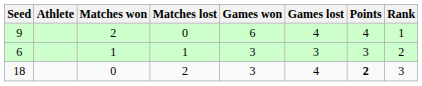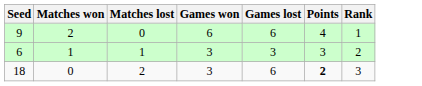- column: (55, 14)
(316, 33) 4 -> (273, 33) 6
(316, 71) 4 -> (273, 71) 6
